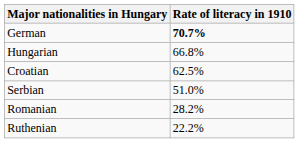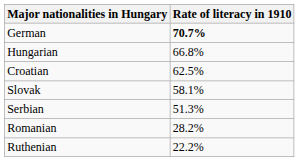+ row: (24, 90)
(188, 90) 51.0% -> (188, 109) 51.3%
